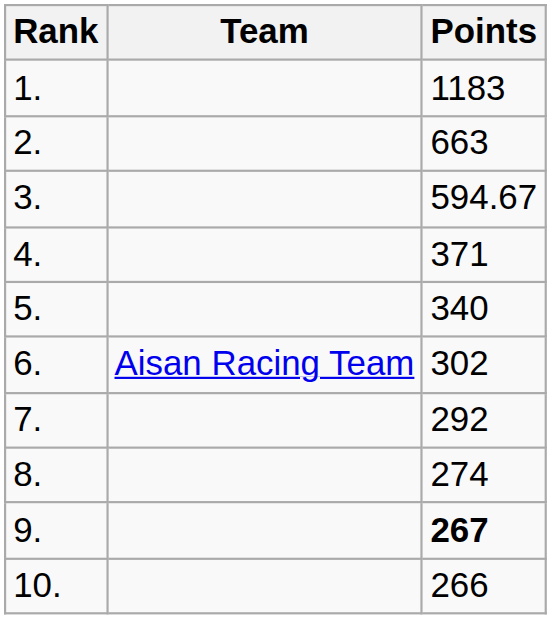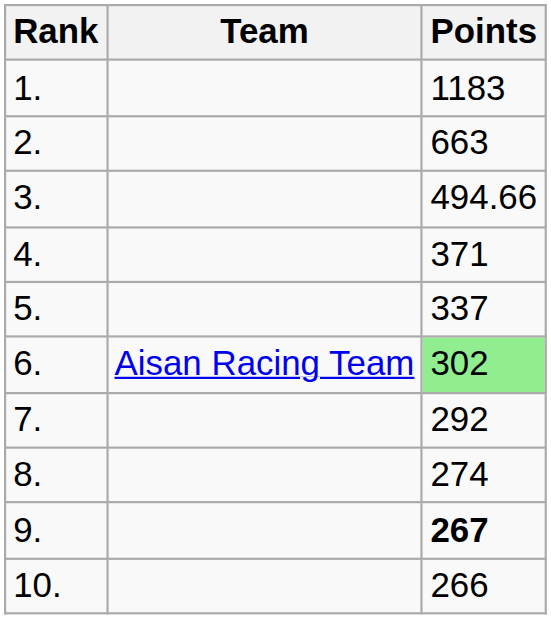(484, 198) 594.67 -> (484, 198) 494.66
(460, 308) 340 -> (460, 308) 337
(460, 364) no background -> (460, 364) lightgreen background
